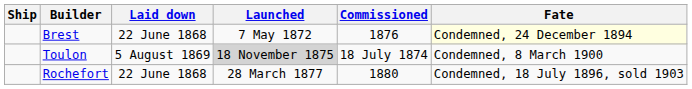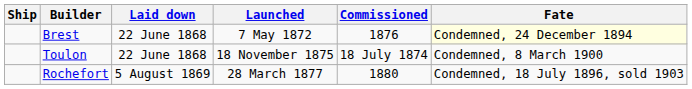(162, 54) 5 August 1869 -> (162, 54) 22 June 1868
(275, 54) lightgrey background -> (275, 54) no background
(162, 74) 22 June 1868 -> (162, 74) 5 August 1869
